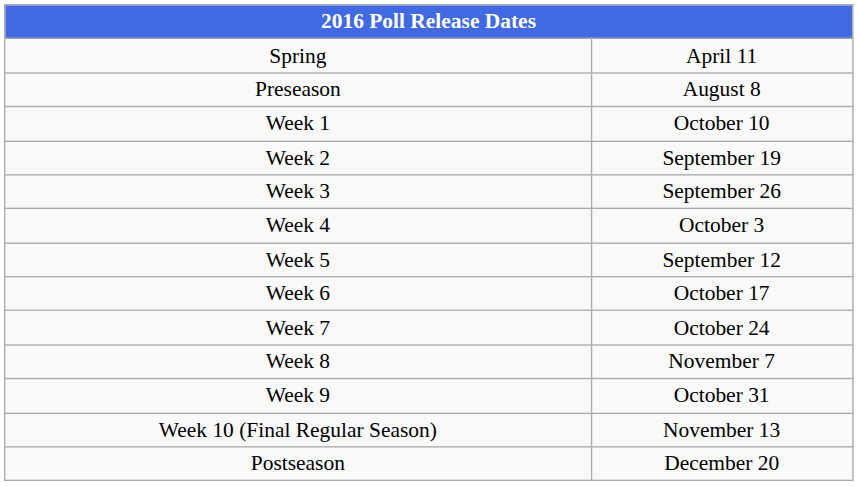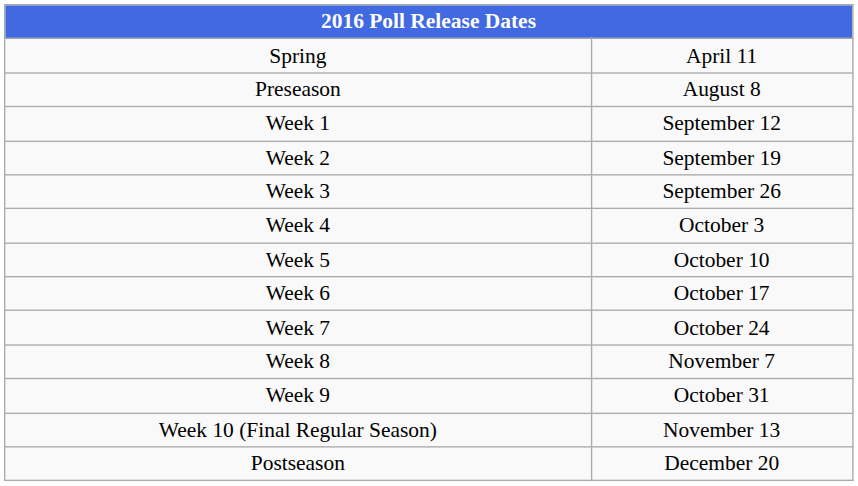(722, 123) October 10 -> (722, 123) September 12
(722, 259) September 12 -> (722, 259) October 10
